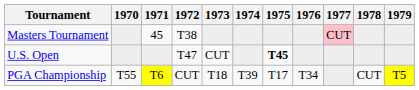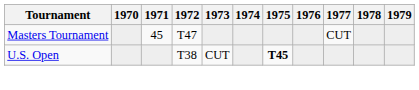(187, 35) T38 -> (187, 35) T47
(339, 35) pink background -> (339, 35) no background
(187, 55) T47 -> (187, 55) T38
- row: (57, 75)
